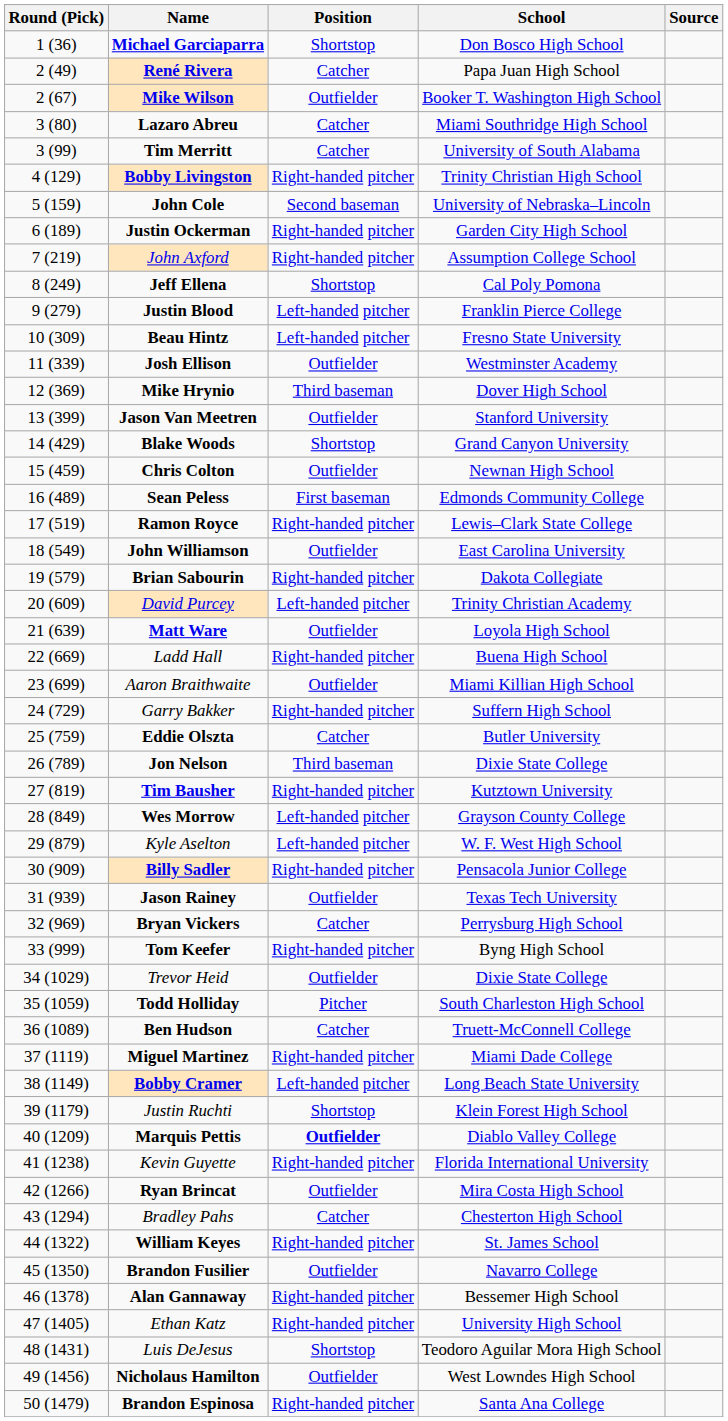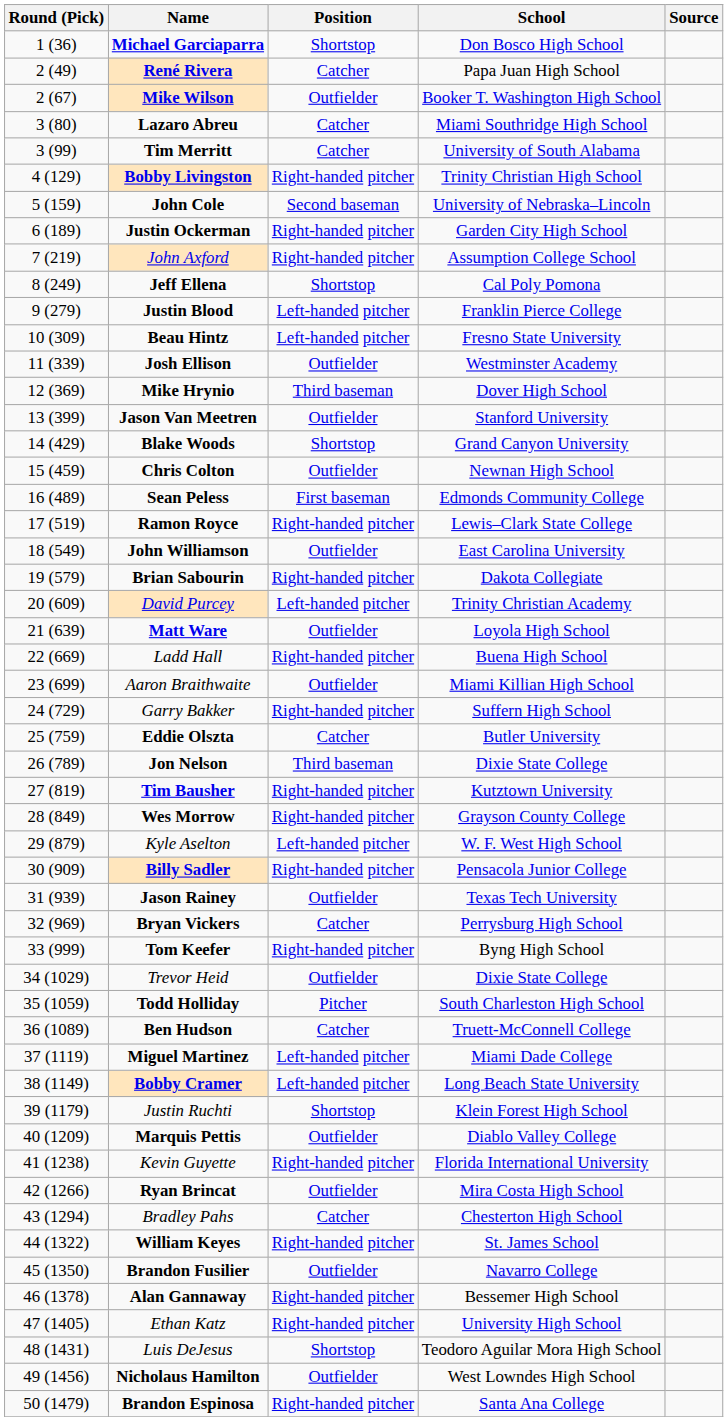(343, 817) Left-handed pitcher -> (343, 817) Right-handed pitcher
(343, 1056) Right-handed pitcher -> (343, 1056) Left-handed pitcher
(343, 1136) bold -> (343, 1136) normal
